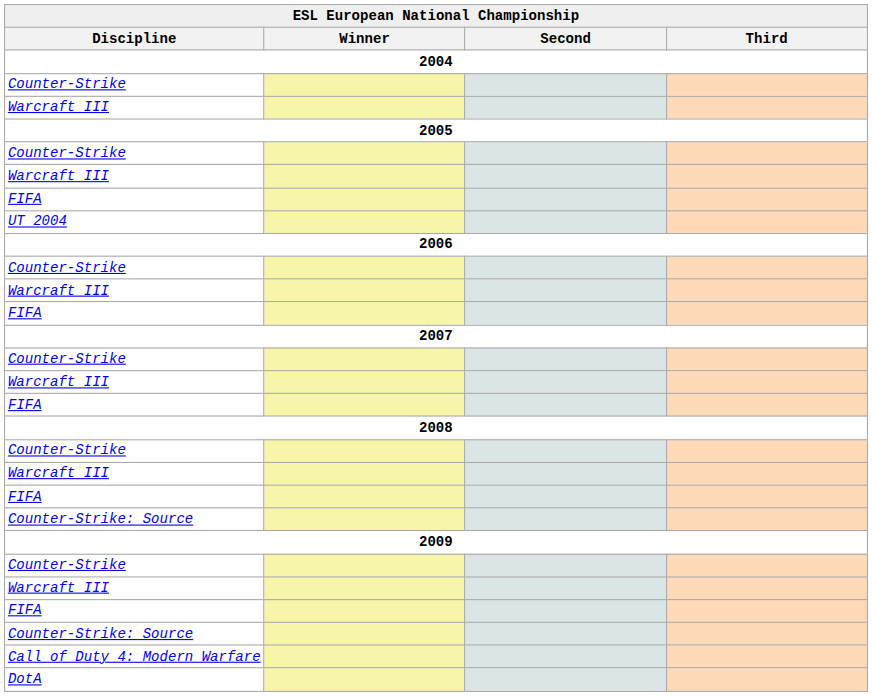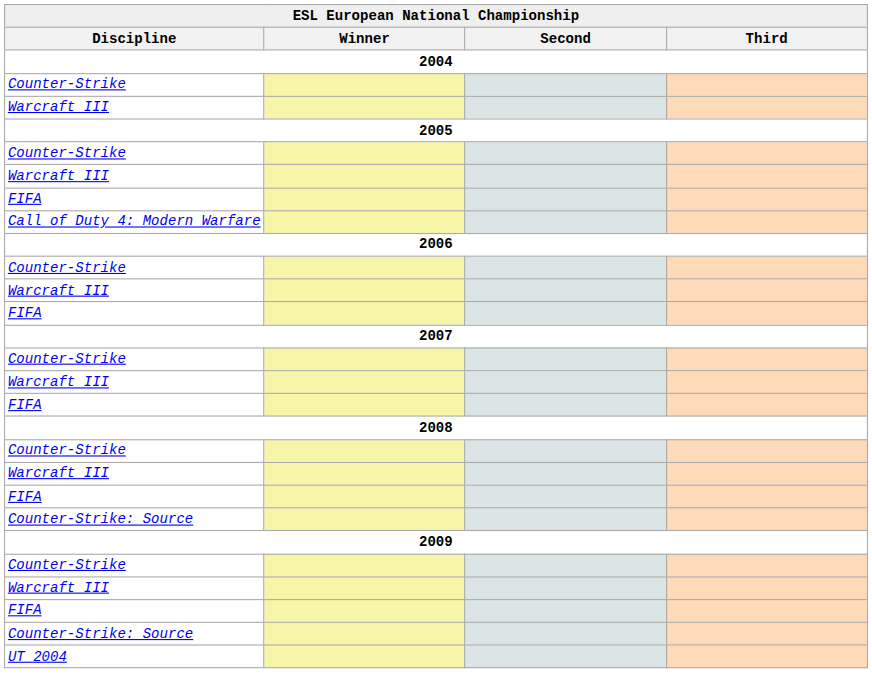rows swapped: (37, 222) <-> (134, 657)
- row: (25, 680)
